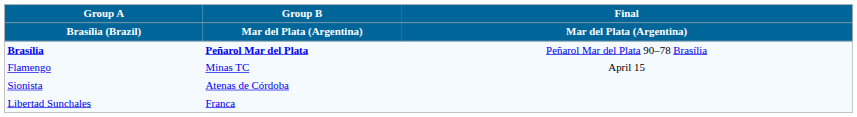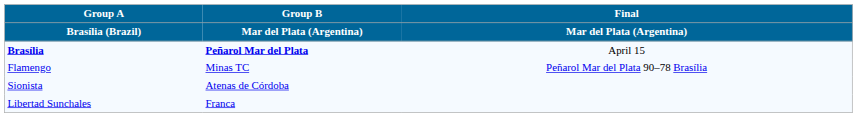(627, 50) Peñarol Mar del Plata 90–78 Brasília -> (627, 50) April 15
(627, 68) April 15 -> (627, 68) Peñarol Mar del Plata 90–78 Brasília
